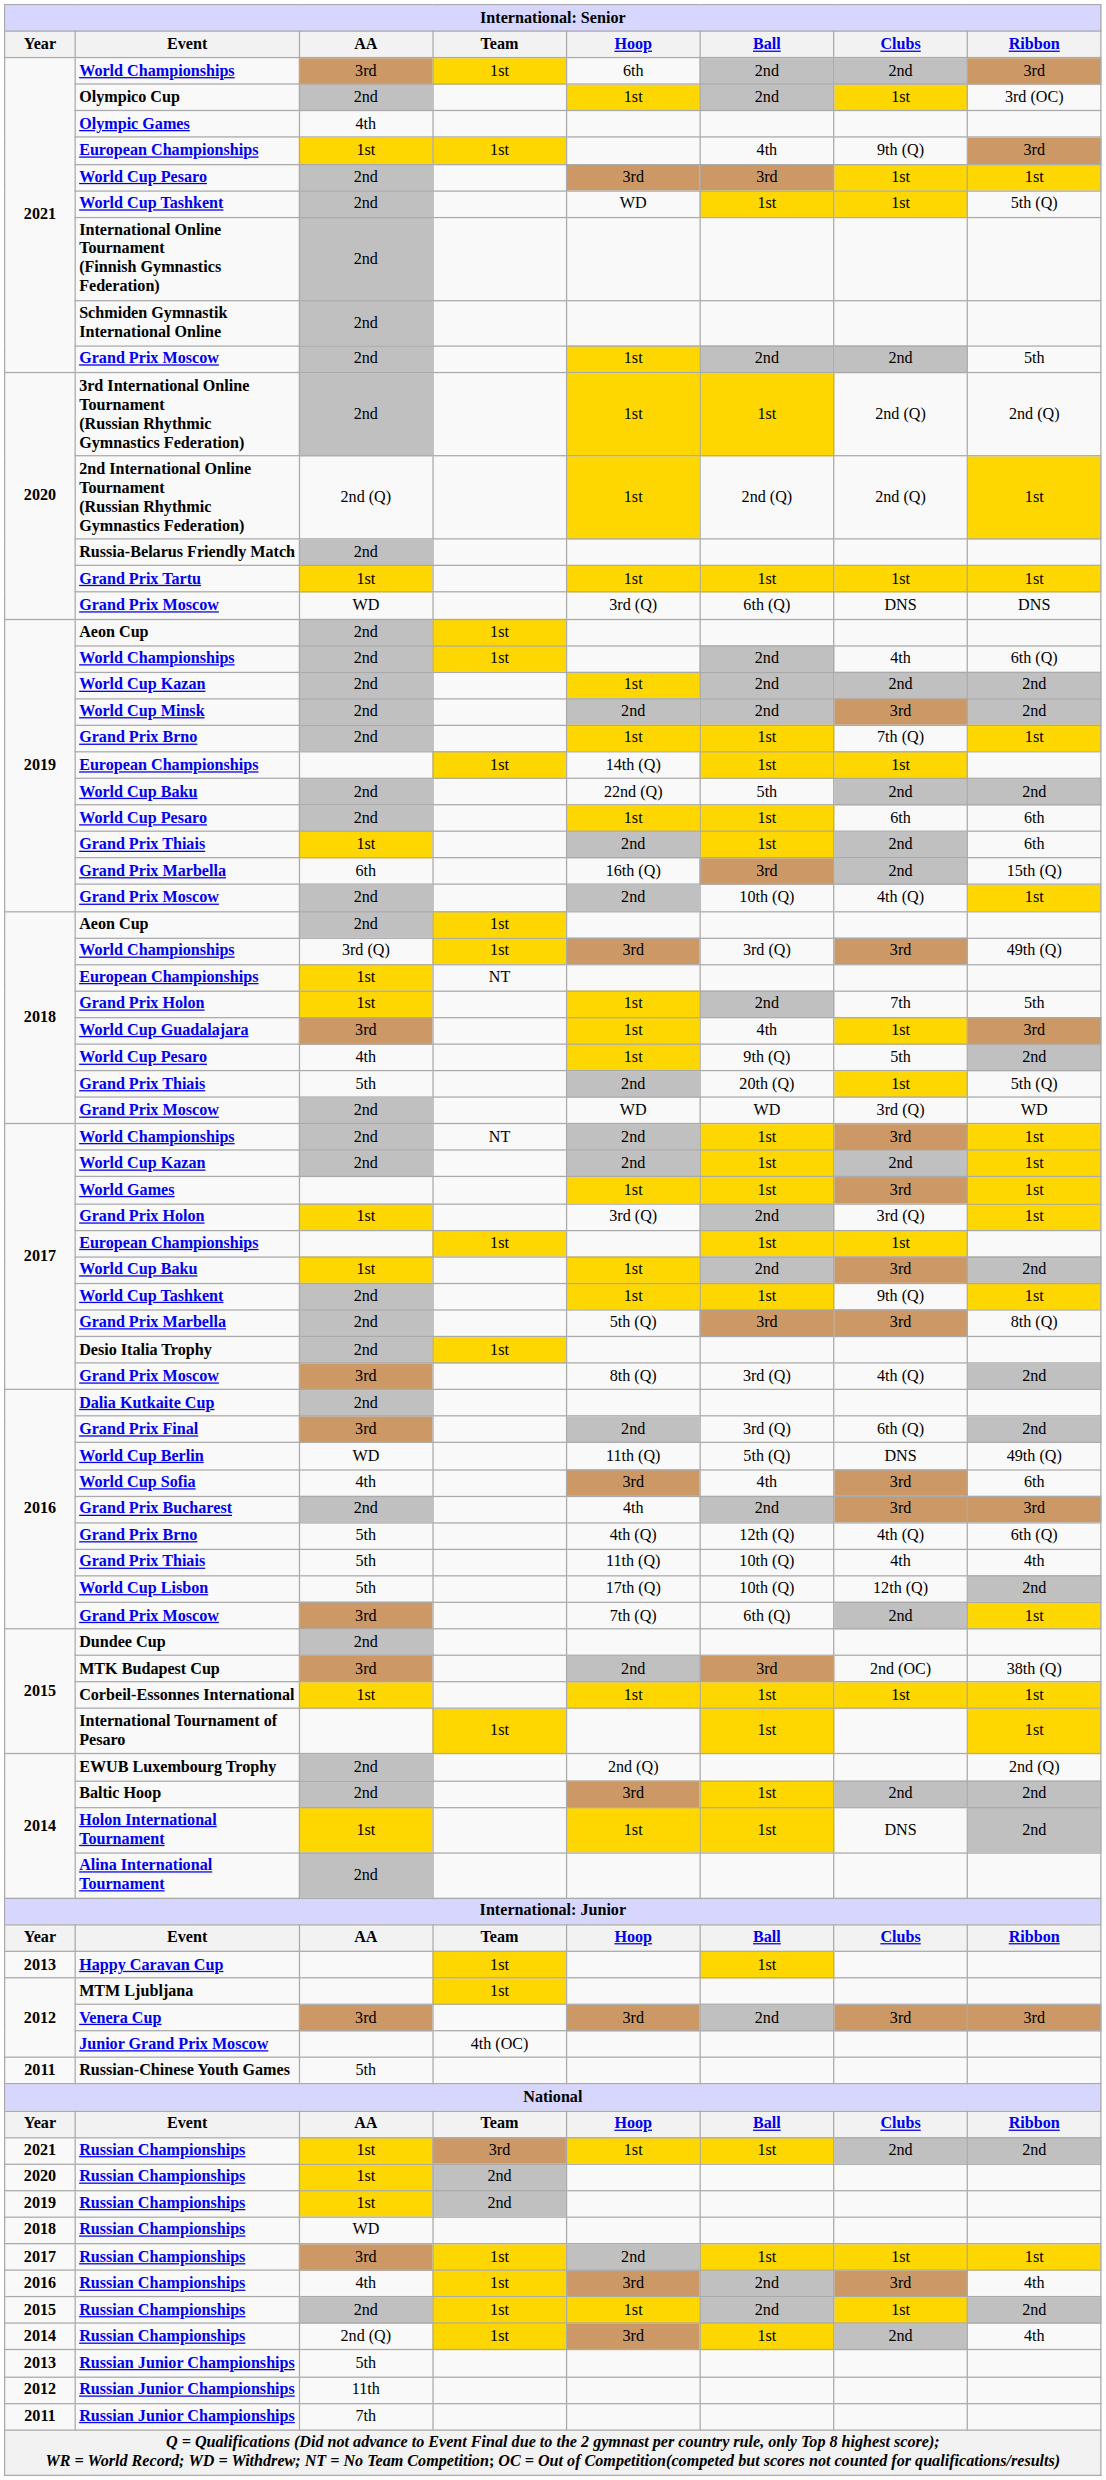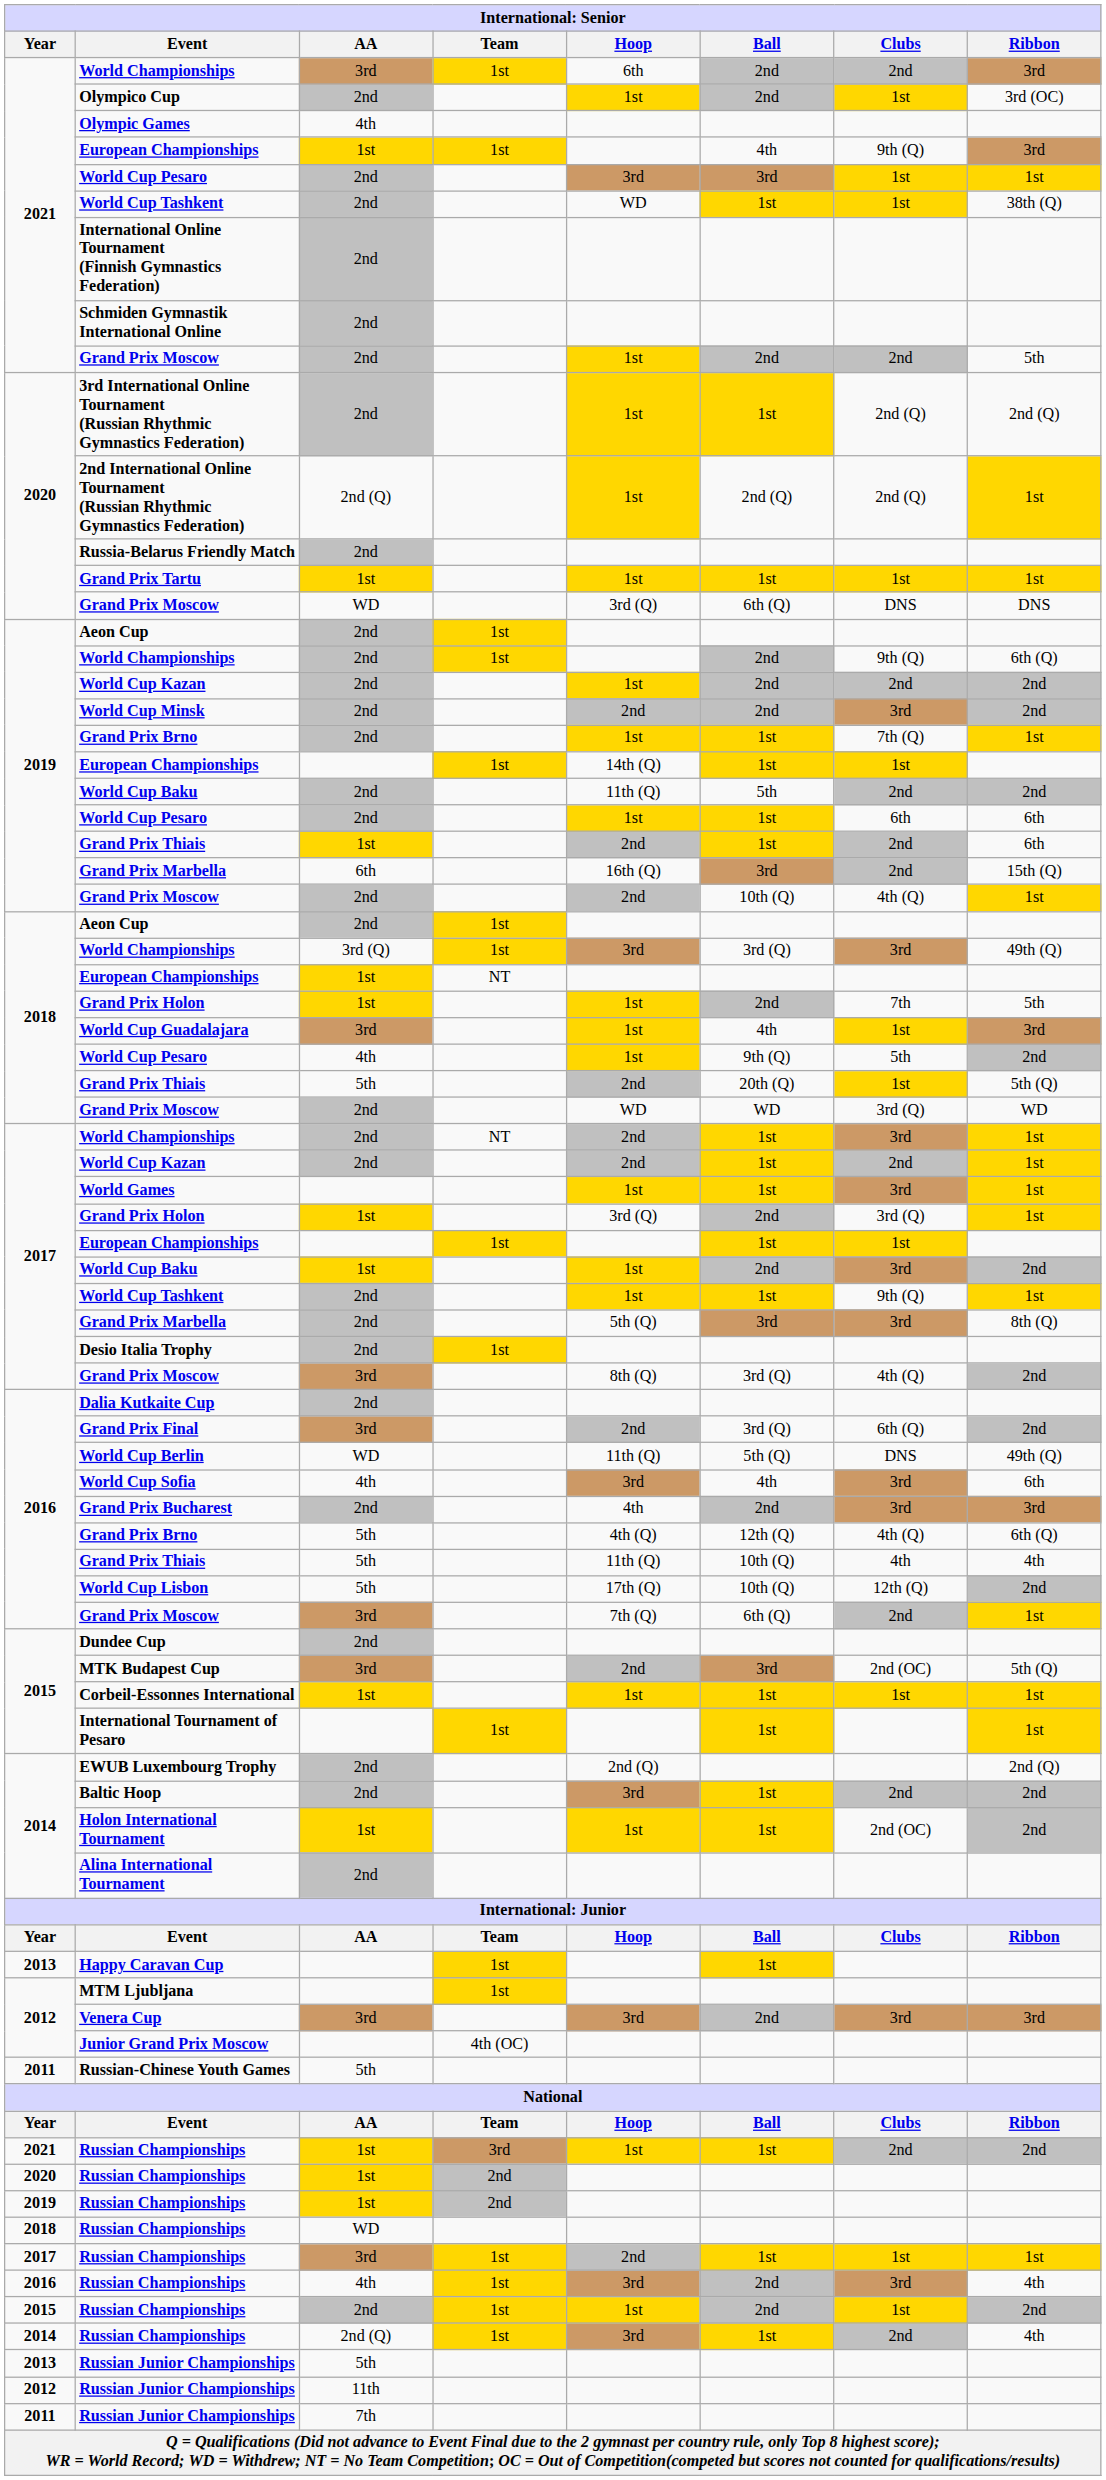(1034, 203) 5th (Q) -> (1034, 203) 38th (Q)
(901, 658) 4th -> (901, 658) 9th (Q)
(633, 791) 22nd (Q) -> (633, 791) 11th (Q)
(1034, 1668) 38th (Q) -> (1034, 1668) 5th (Q)
(901, 1829) DNS -> (901, 1829) 2nd (OC)
